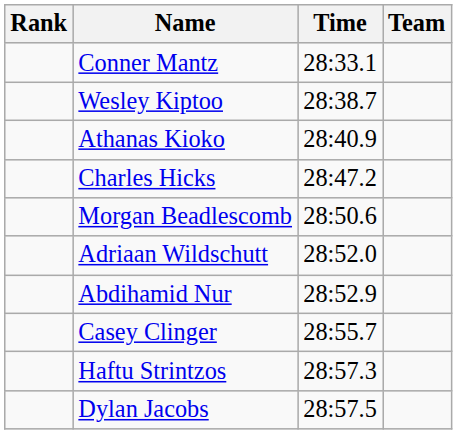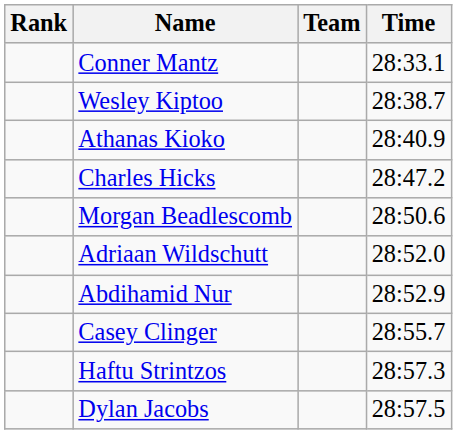columns swapped: (417, 23) <-> (340, 23)
